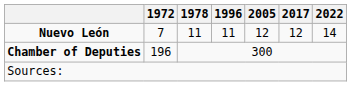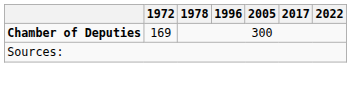- row: (74, 33)
(161, 52) 196 -> (161, 33) 169
